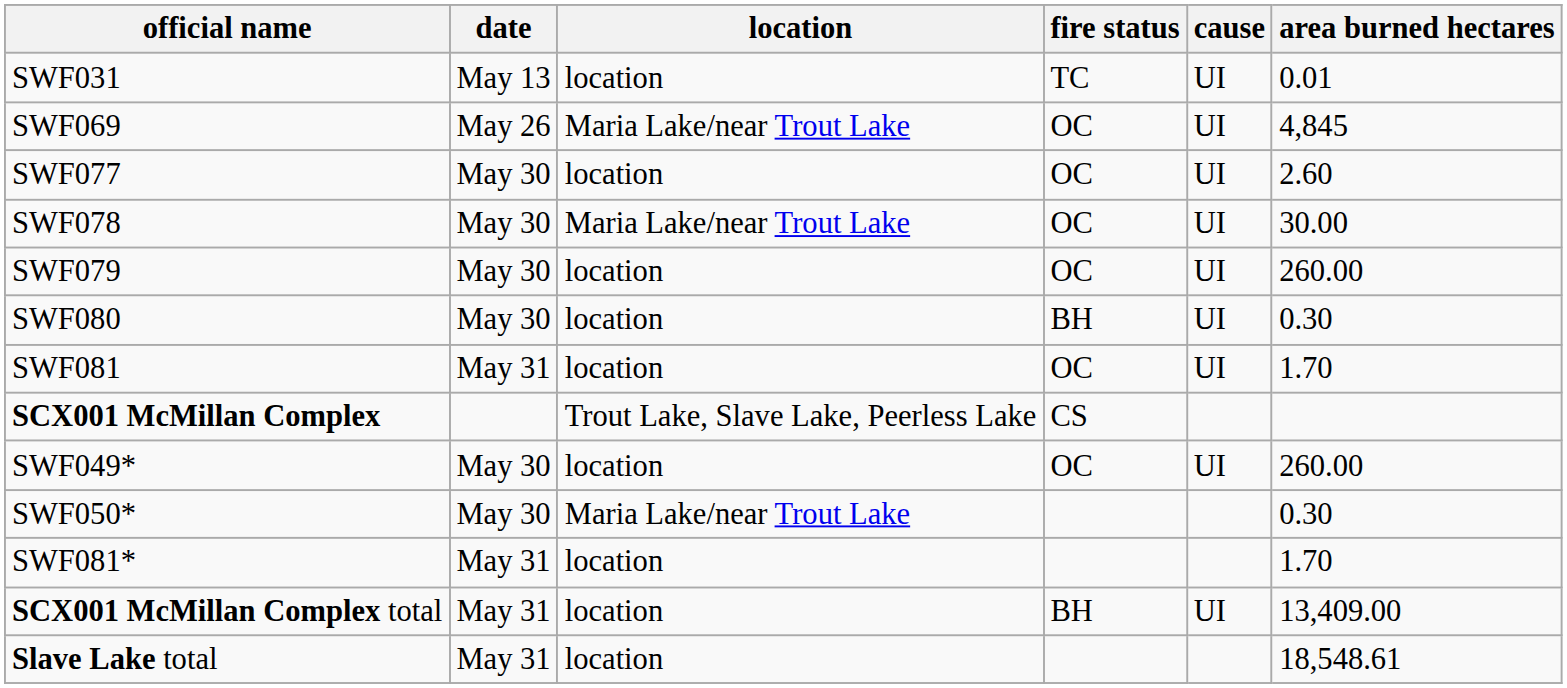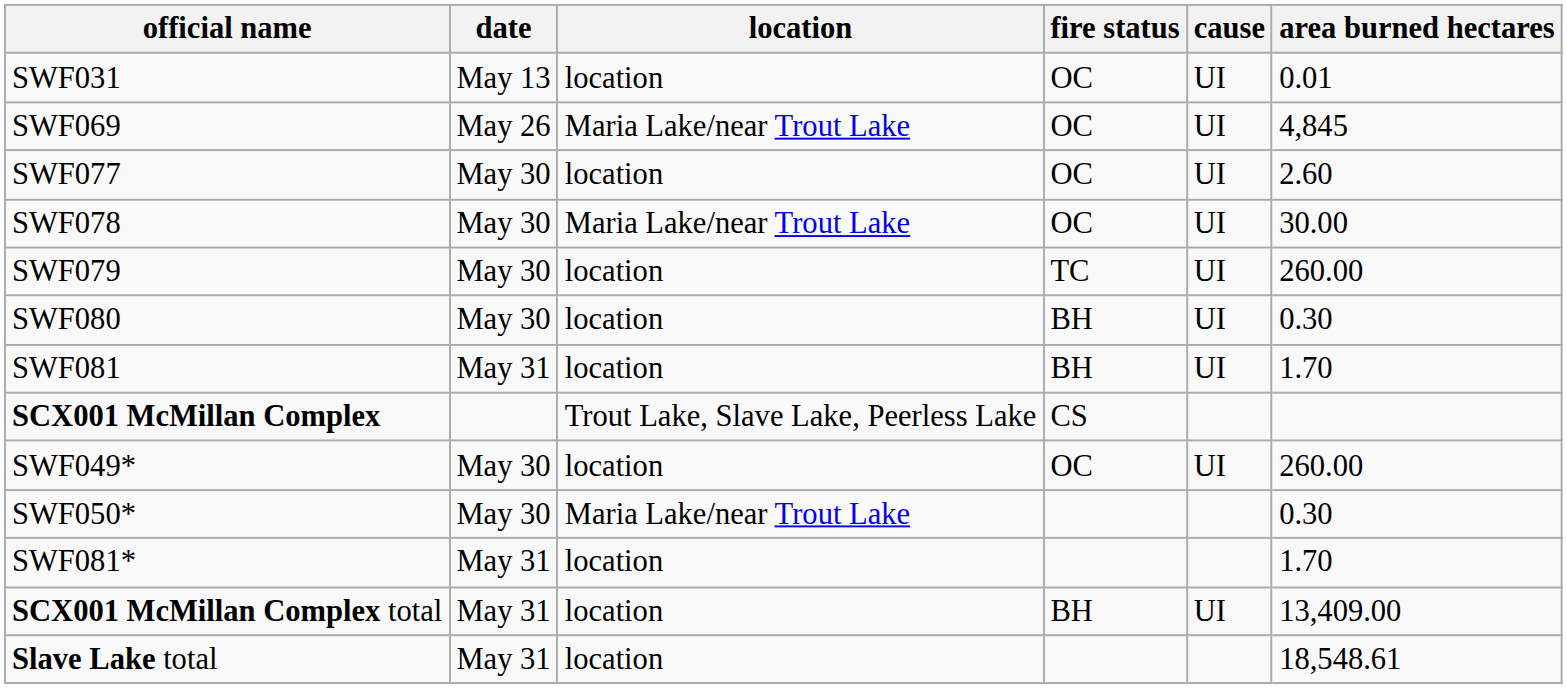(1070, 77) TC -> (1072, 77) OC
(1072, 271) OC -> (1070, 271) TC
(1072, 367) OC -> (1072, 367) BH
